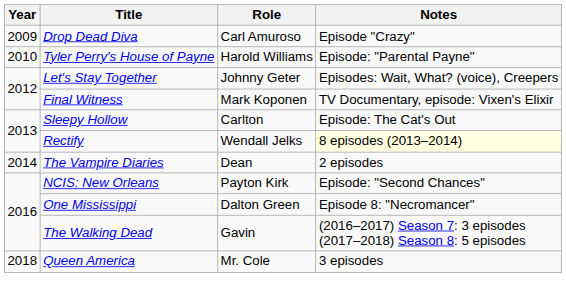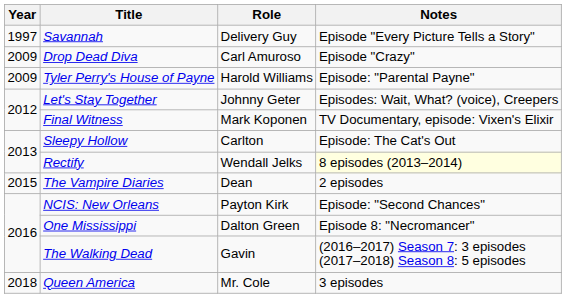+ row: (73, 36)
(22, 57) 2010 -> (22, 78) 2009
(22, 162) 2014 -> (22, 183) 2015
